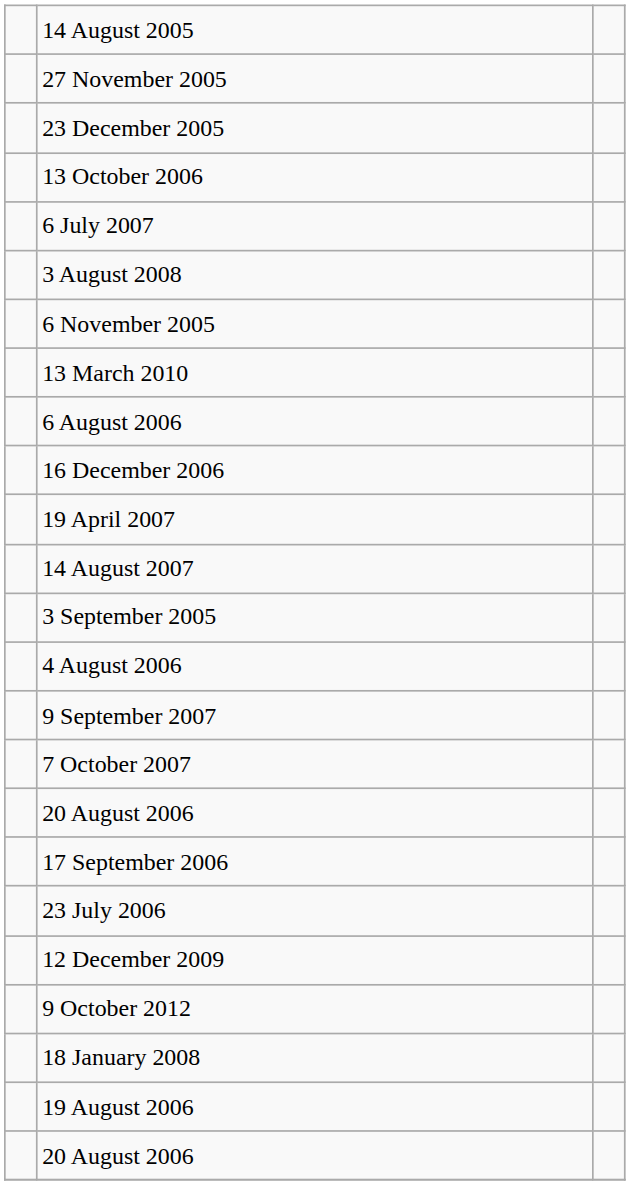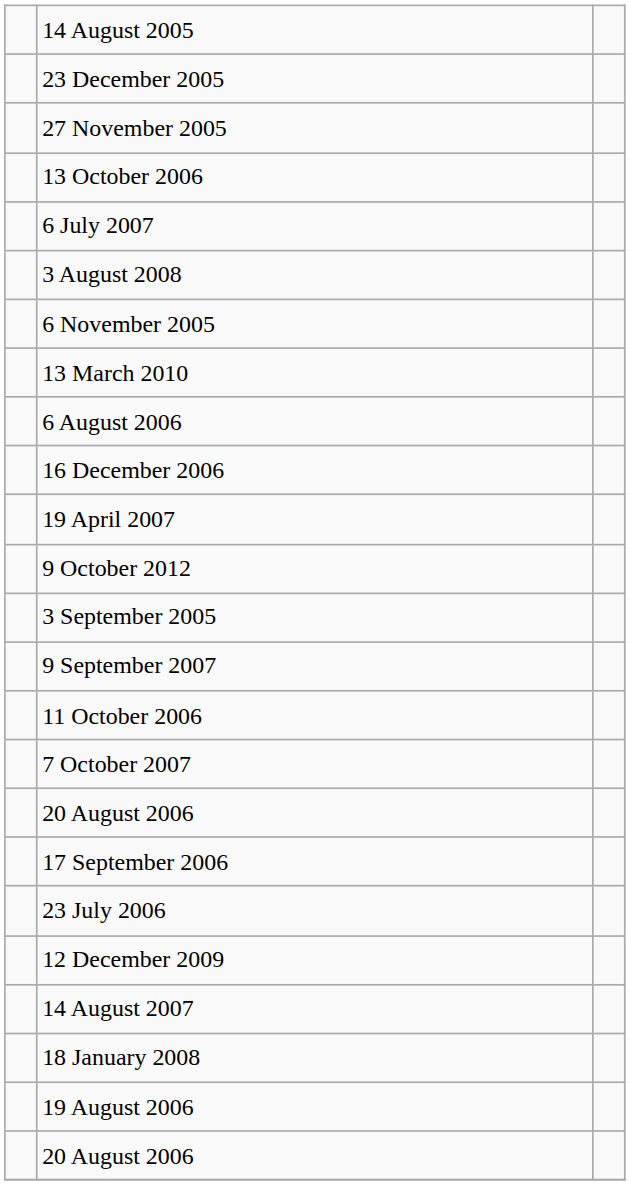rows swapped: (21, 79) <-> (21, 128)
rows swapped: (21, 568) <-> (21, 1009)
- row: (21, 666)
+ row: (21, 715)
